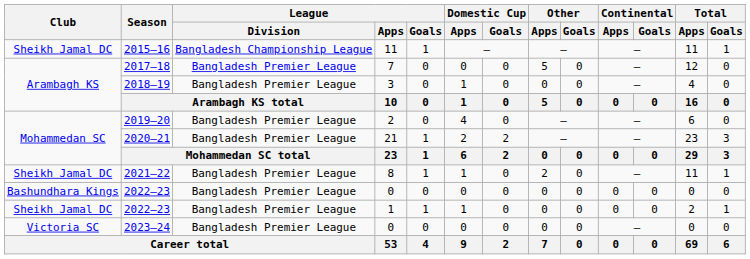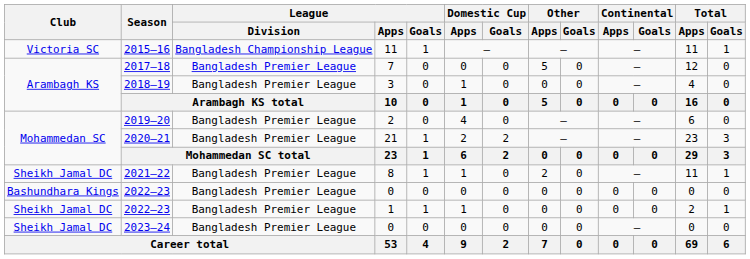(63, 49) Sheikh Jamal DC -> (63, 49) Victoria SC
(63, 227) Victoria SC -> (63, 227) Sheikh Jamal DC
